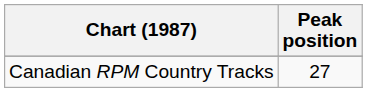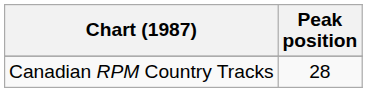(320, 71) 27 -> (320, 71) 28
